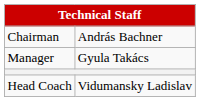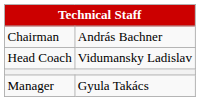rows swapped: (31, 58) <-> (40, 86)
